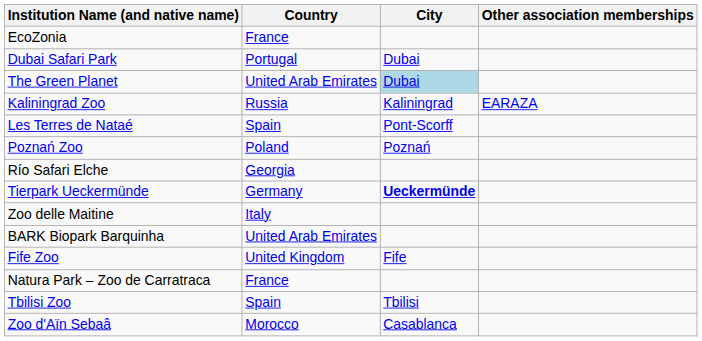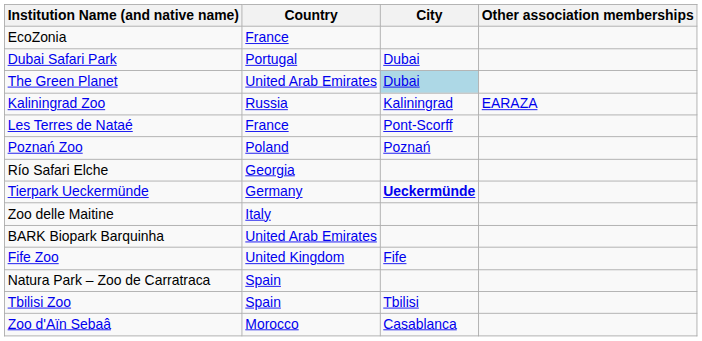(263, 125) Spain -> (267, 125) France
(267, 280) France -> (263, 280) Spain
